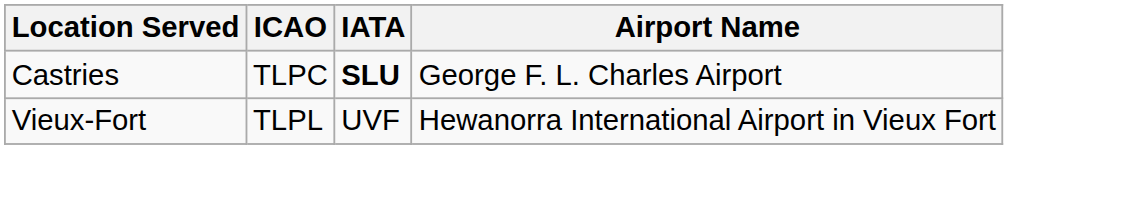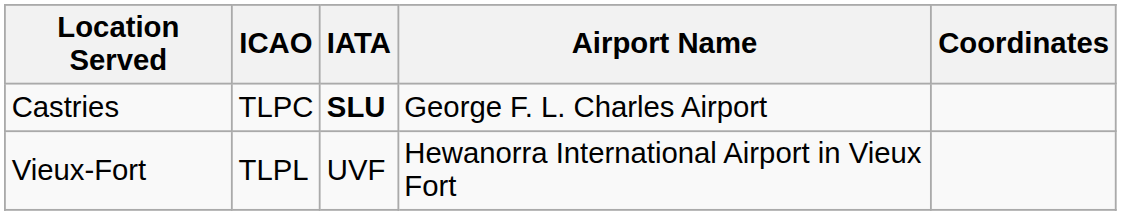+ column: (1024, 44)
